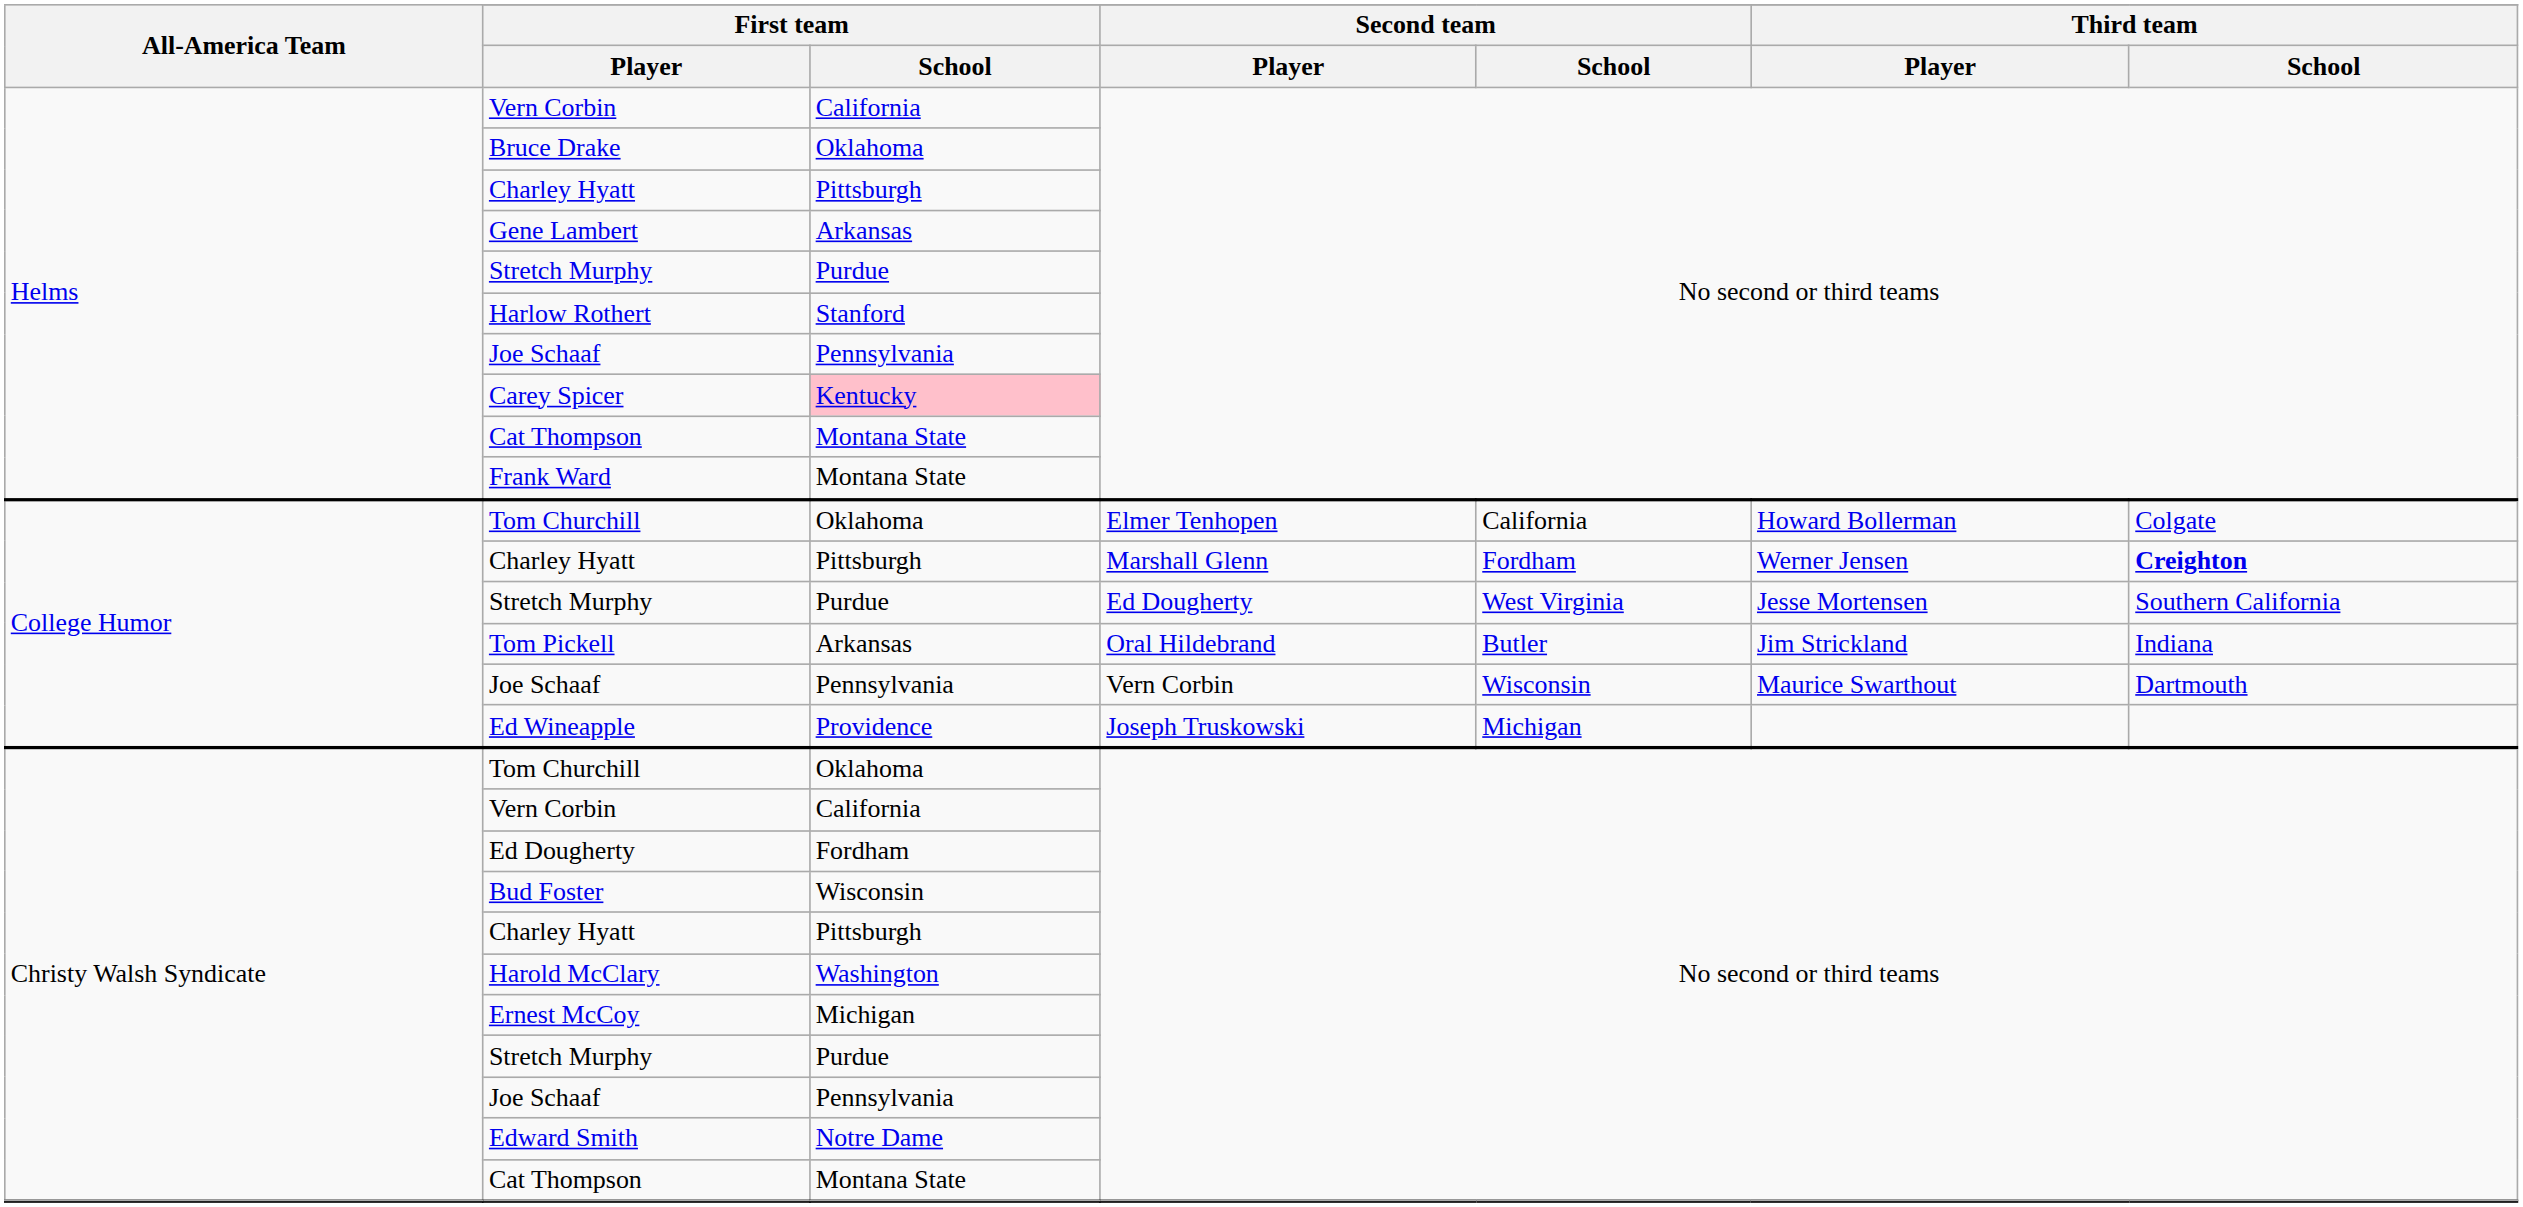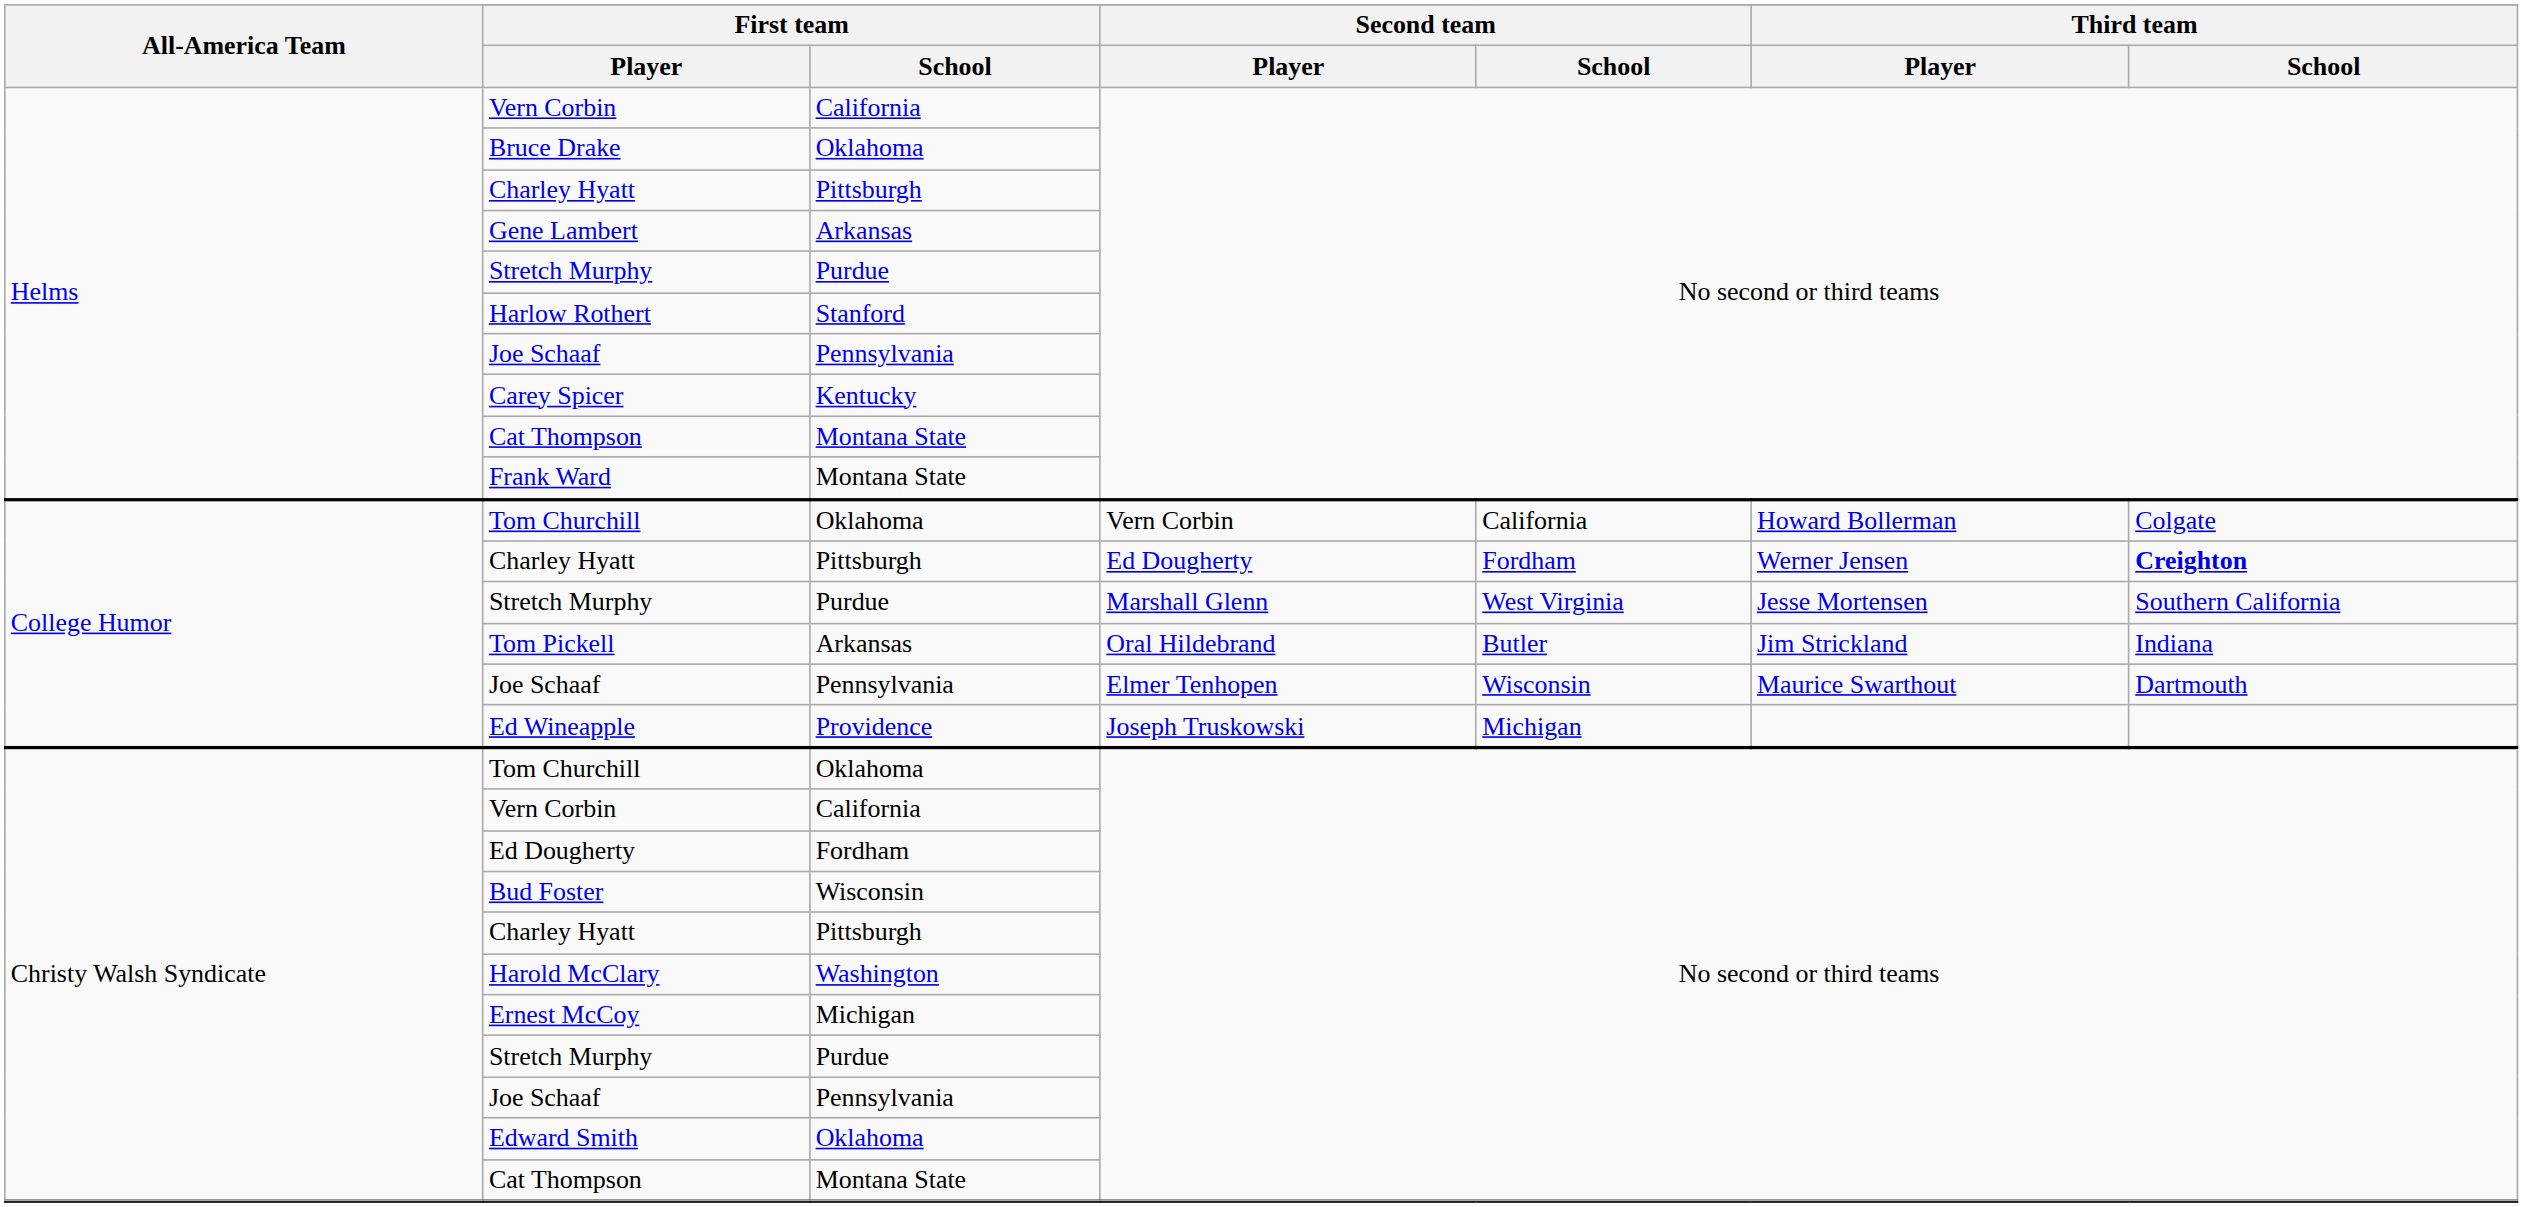(866, 395) pink background -> (866, 395) no background
(1192, 519) Elmer Tenhopen -> (1170, 519) Vern Corbin
(1187, 561) Marshall Glenn -> (1179, 561) Ed Dougherty
(1179, 602) Ed Dougherty -> (1187, 602) Marshall Glenn
(1170, 684) Vern Corbin -> (1192, 684) Elmer Tenhopen
(879, 1138) Notre Dame -> (870, 1138) Oklahoma
